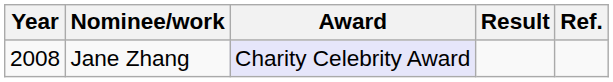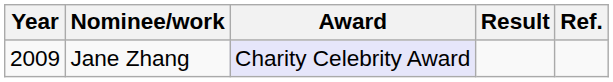(35, 58) 2008 -> (35, 58) 2009
